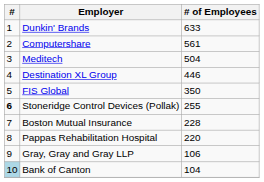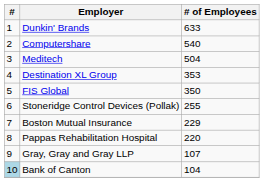(192, 43) 561 -> (192, 43) 540
(192, 75) 446 -> (192, 75) 353
(9, 106) bold -> (9, 106) normal
(192, 122) 228 -> (192, 122) 229
(192, 153) 106 -> (192, 153) 107
